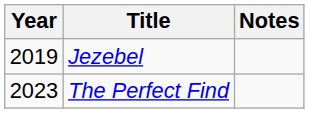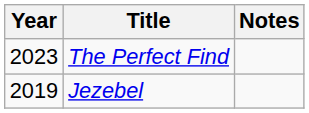rows swapped: (106, 56) <-> (149, 90)
